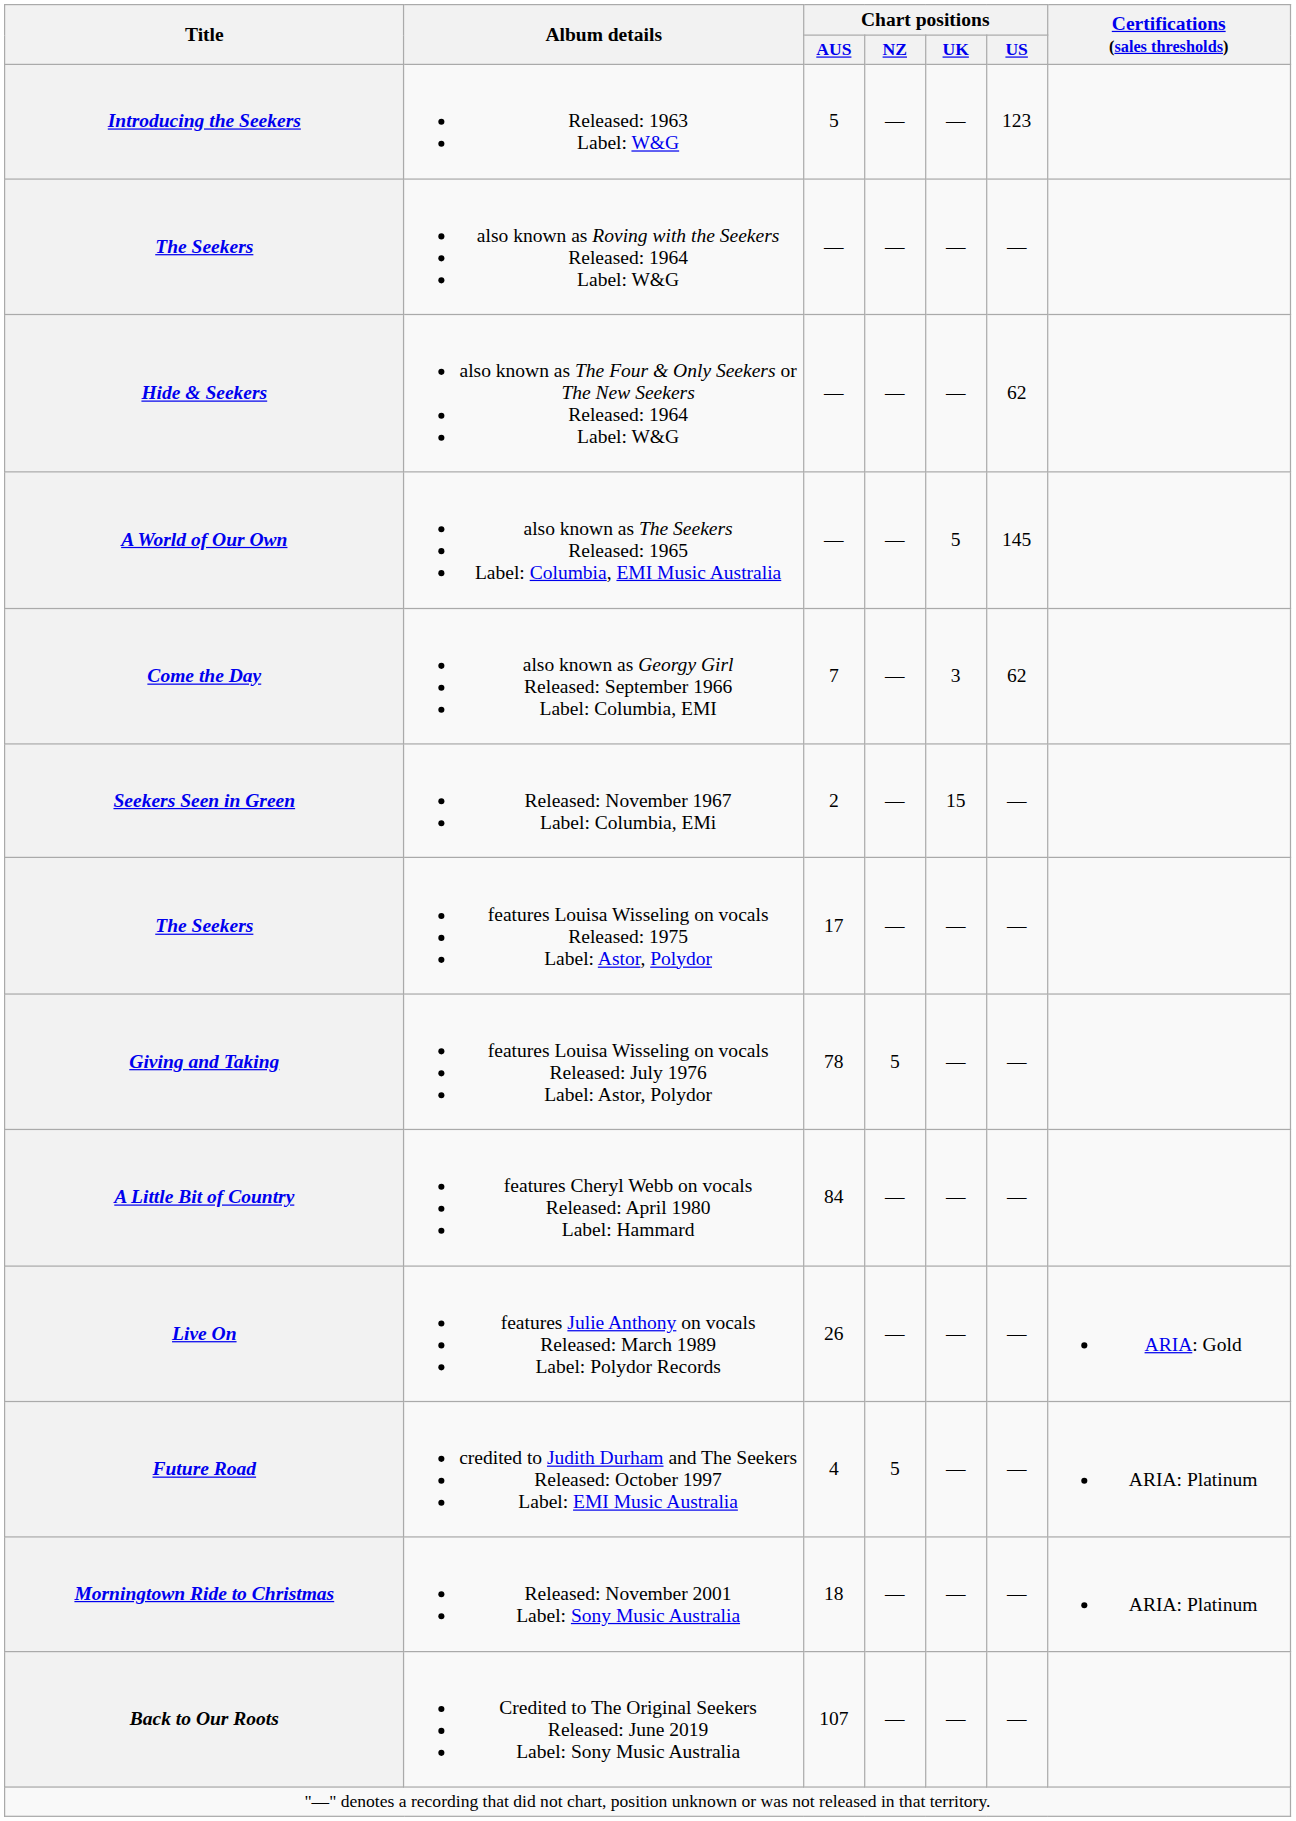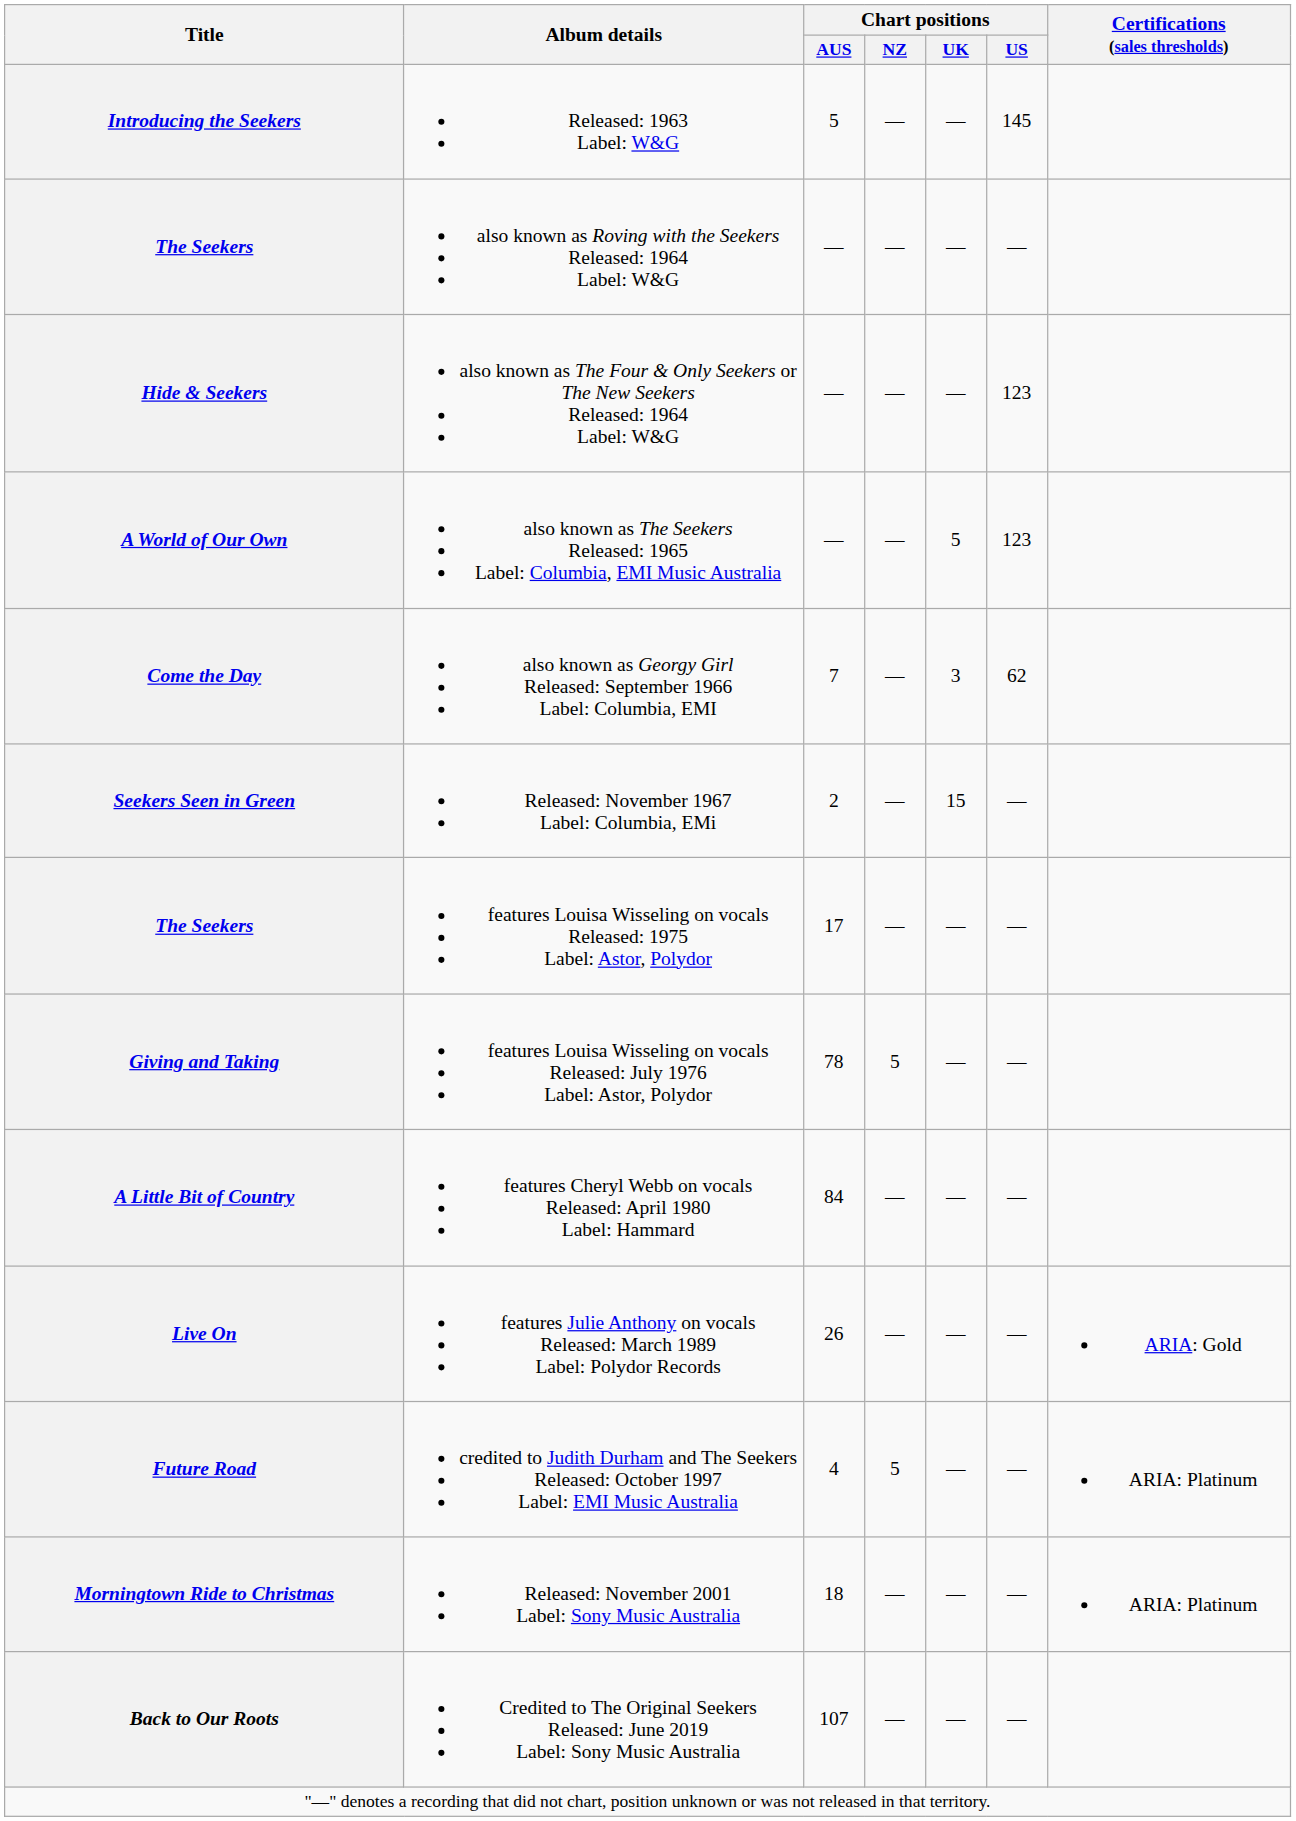(1017, 121) 123 -> (1017, 121) 145
(1017, 393) 62 -> (1017, 393) 123
(1017, 540) 145 -> (1017, 540) 123
